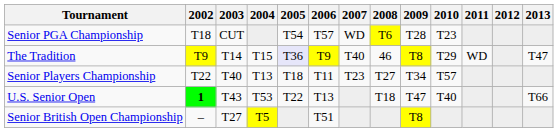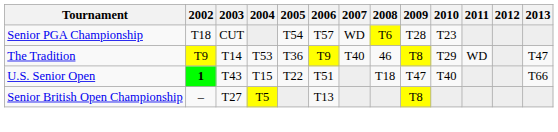(262, 56) T15 -> (262, 56) T53
(293, 56) lavender background -> (293, 56) no background
- row: (81, 76)
(262, 97) T53 -> (262, 76) T15
(324, 97) T13 -> (324, 76) T51
(324, 117) T51 -> (324, 97) T13
